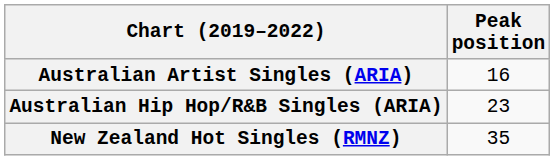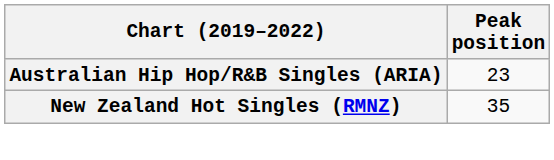- row: (226, 75)
